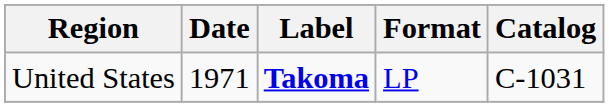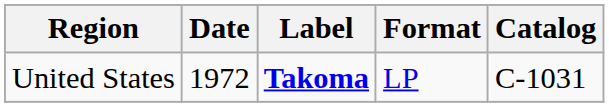(219, 76) 1971 -> (219, 76) 1972
